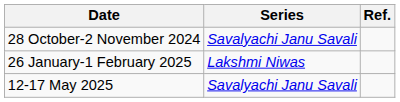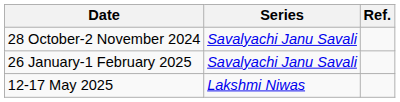(256, 62) Lakshmi Niwas -> (282, 62) Savalyachi Janu Savali
(282, 85) Savalyachi Janu Savali -> (256, 85) Lakshmi Niwas
